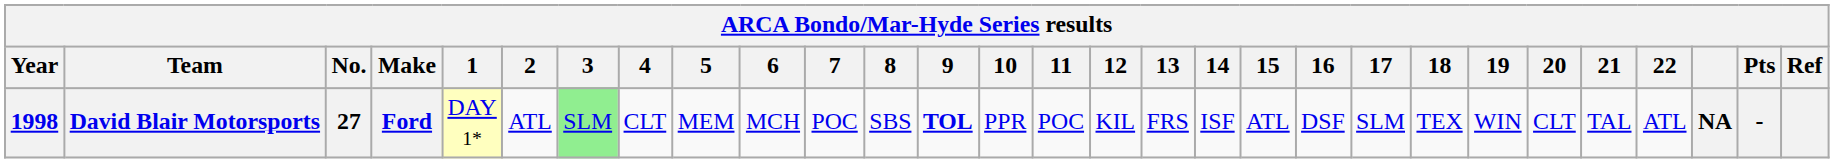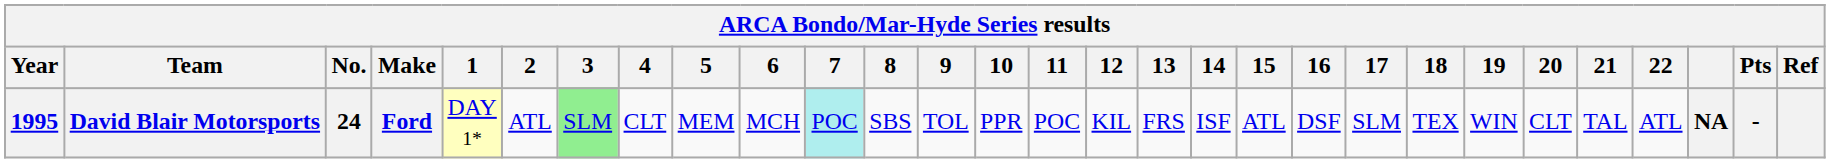(34, 122) 1998 -> (34, 122) 1995
(349, 122) 27 -> (349, 122) 24
(835, 122) no background -> (835, 122) paleturquoise background
(948, 122) bold -> (946, 122) normal
